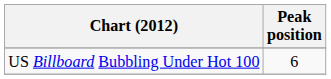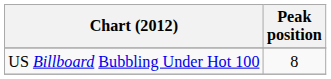(294, 61) 6 -> (294, 61) 8
